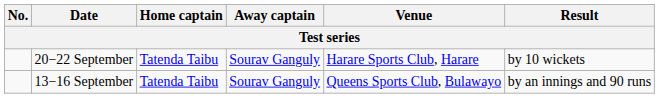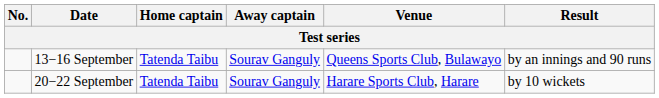rows swapped: (84, 81) <-> (84, 59)
